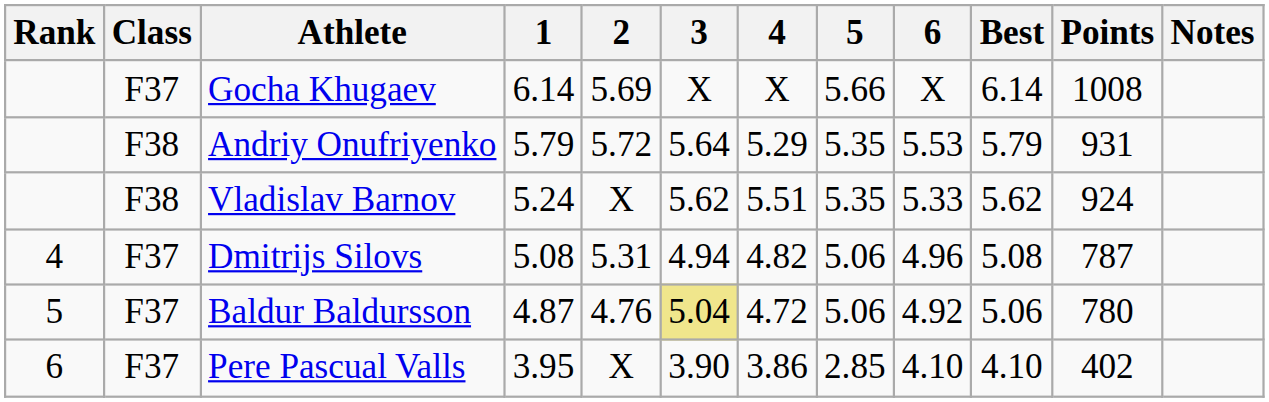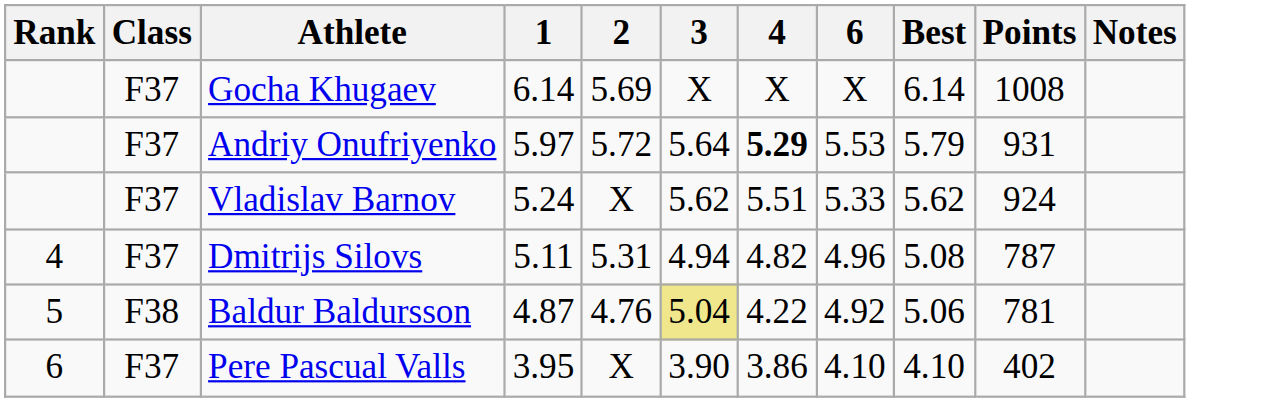- column: (855, 32)
(152, 144) F38 -> (152, 144) F37
(543, 144) 5.79 -> (543, 144) 5.97
(777, 144) normal -> (777, 144) bold
(152, 199) F38 -> (152, 199) F37
(543, 255) 5.08 -> (543, 255) 5.11
(152, 311) F37 -> (152, 311) F38
(777, 311) 4.72 -> (777, 311) 4.22
(1107, 311) 780 -> (1029, 311) 781
